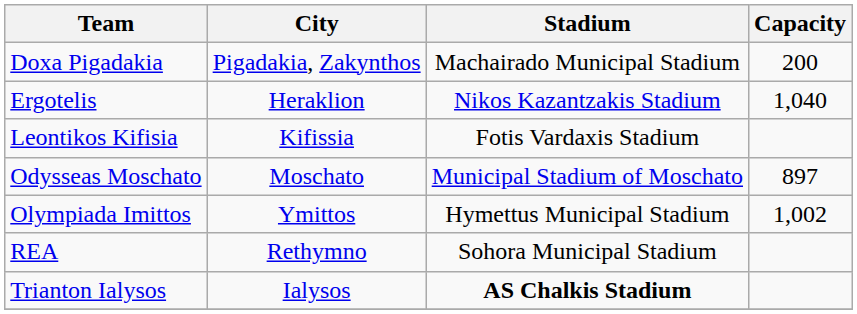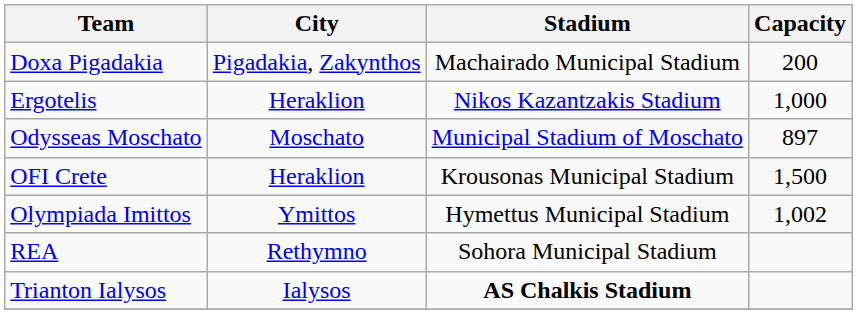(800, 99) 1,040 -> (800, 99) 1,000
- row: (94, 137)
+ row: (59, 175)
